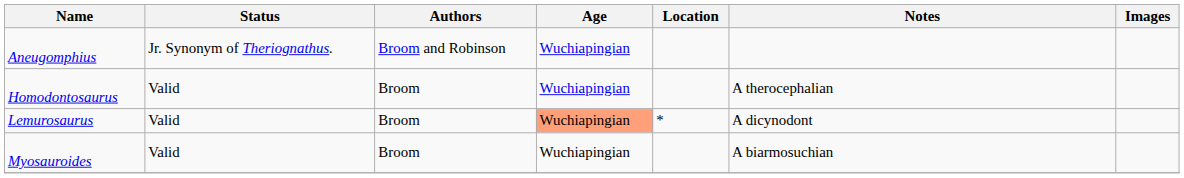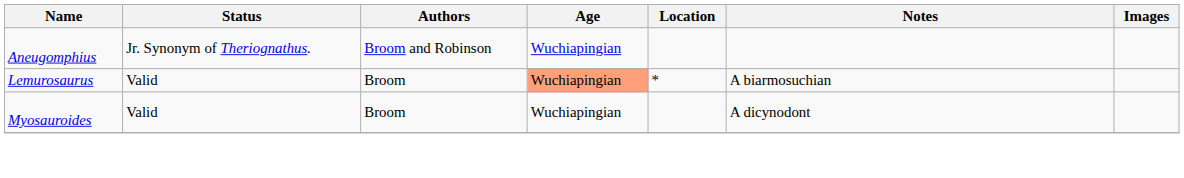- row: (63, 96)
(772, 120) A dicynodont -> (780, 80) A biarmosuchian
(783, 152) A biarmosuchian -> (770, 112) A dicynodont
